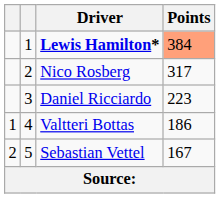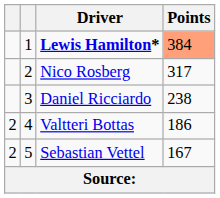(179, 98) 223 -> (179, 98) 238
(13, 125) 1 -> (13, 125) 2
